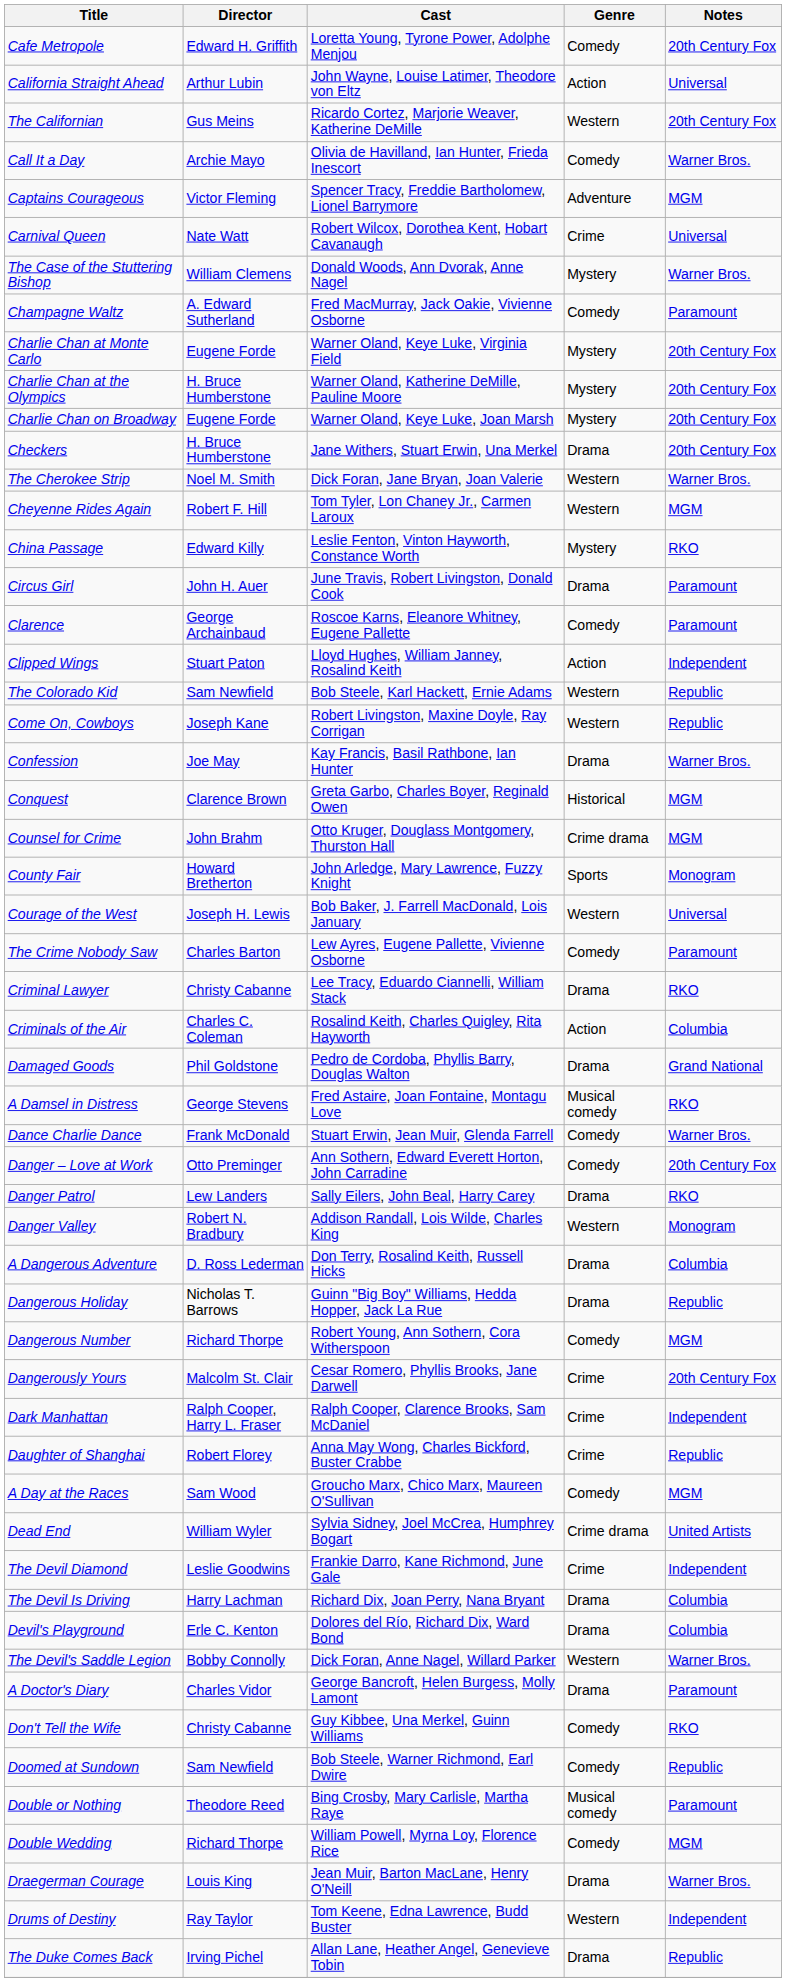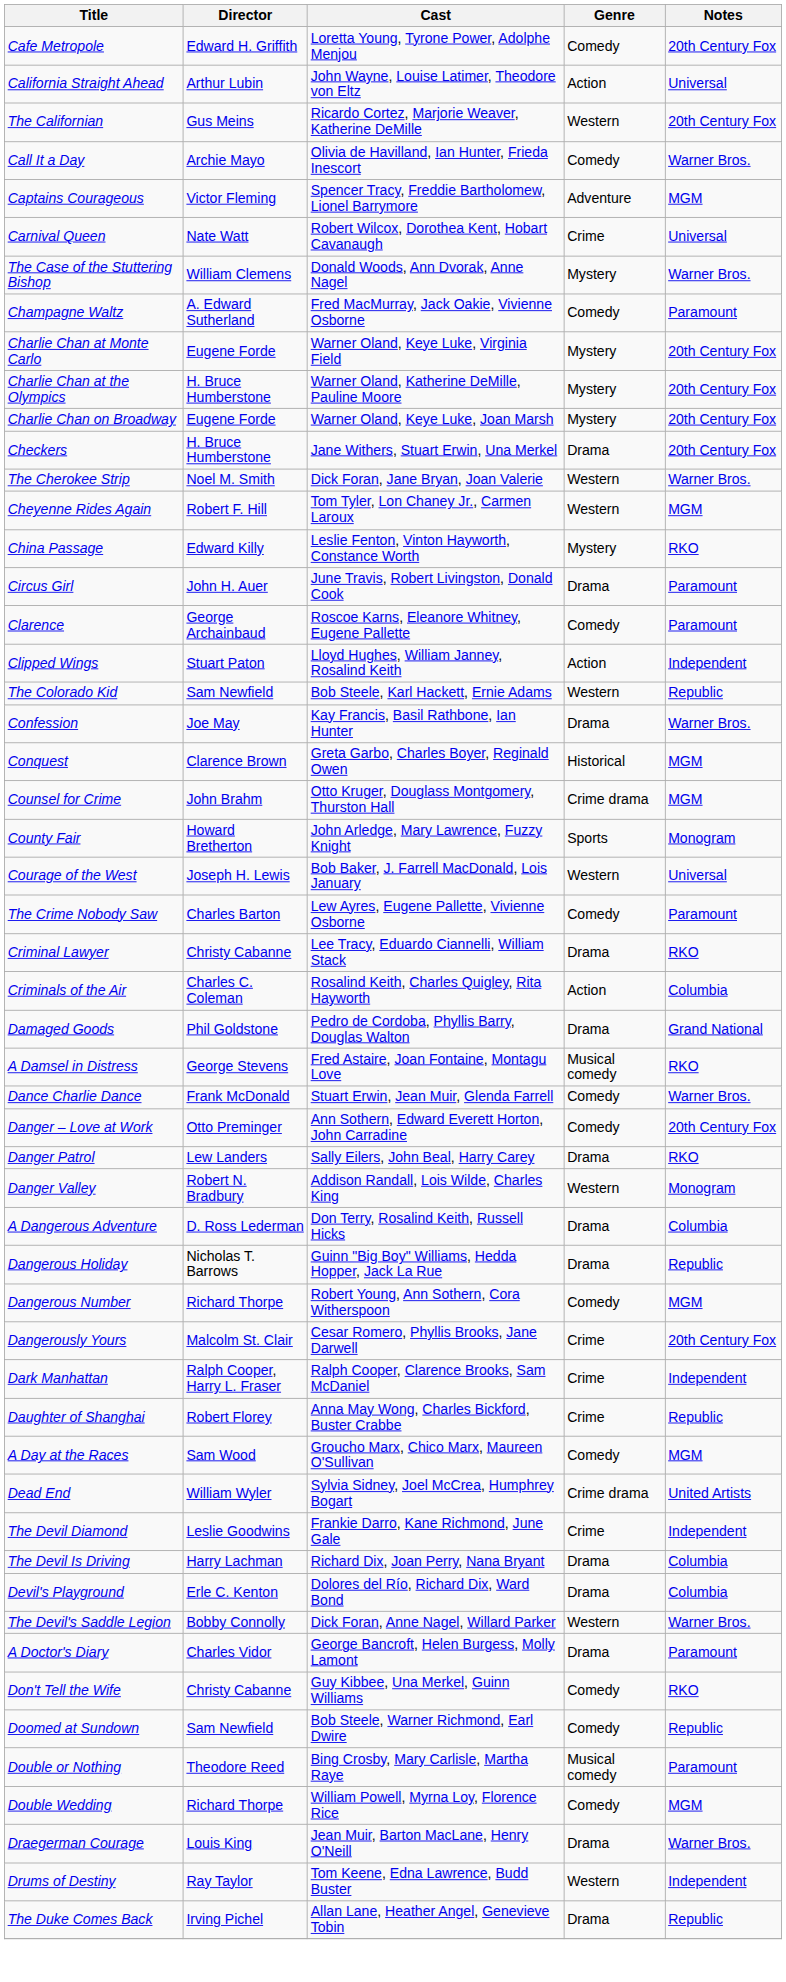- row: (71, 723)
